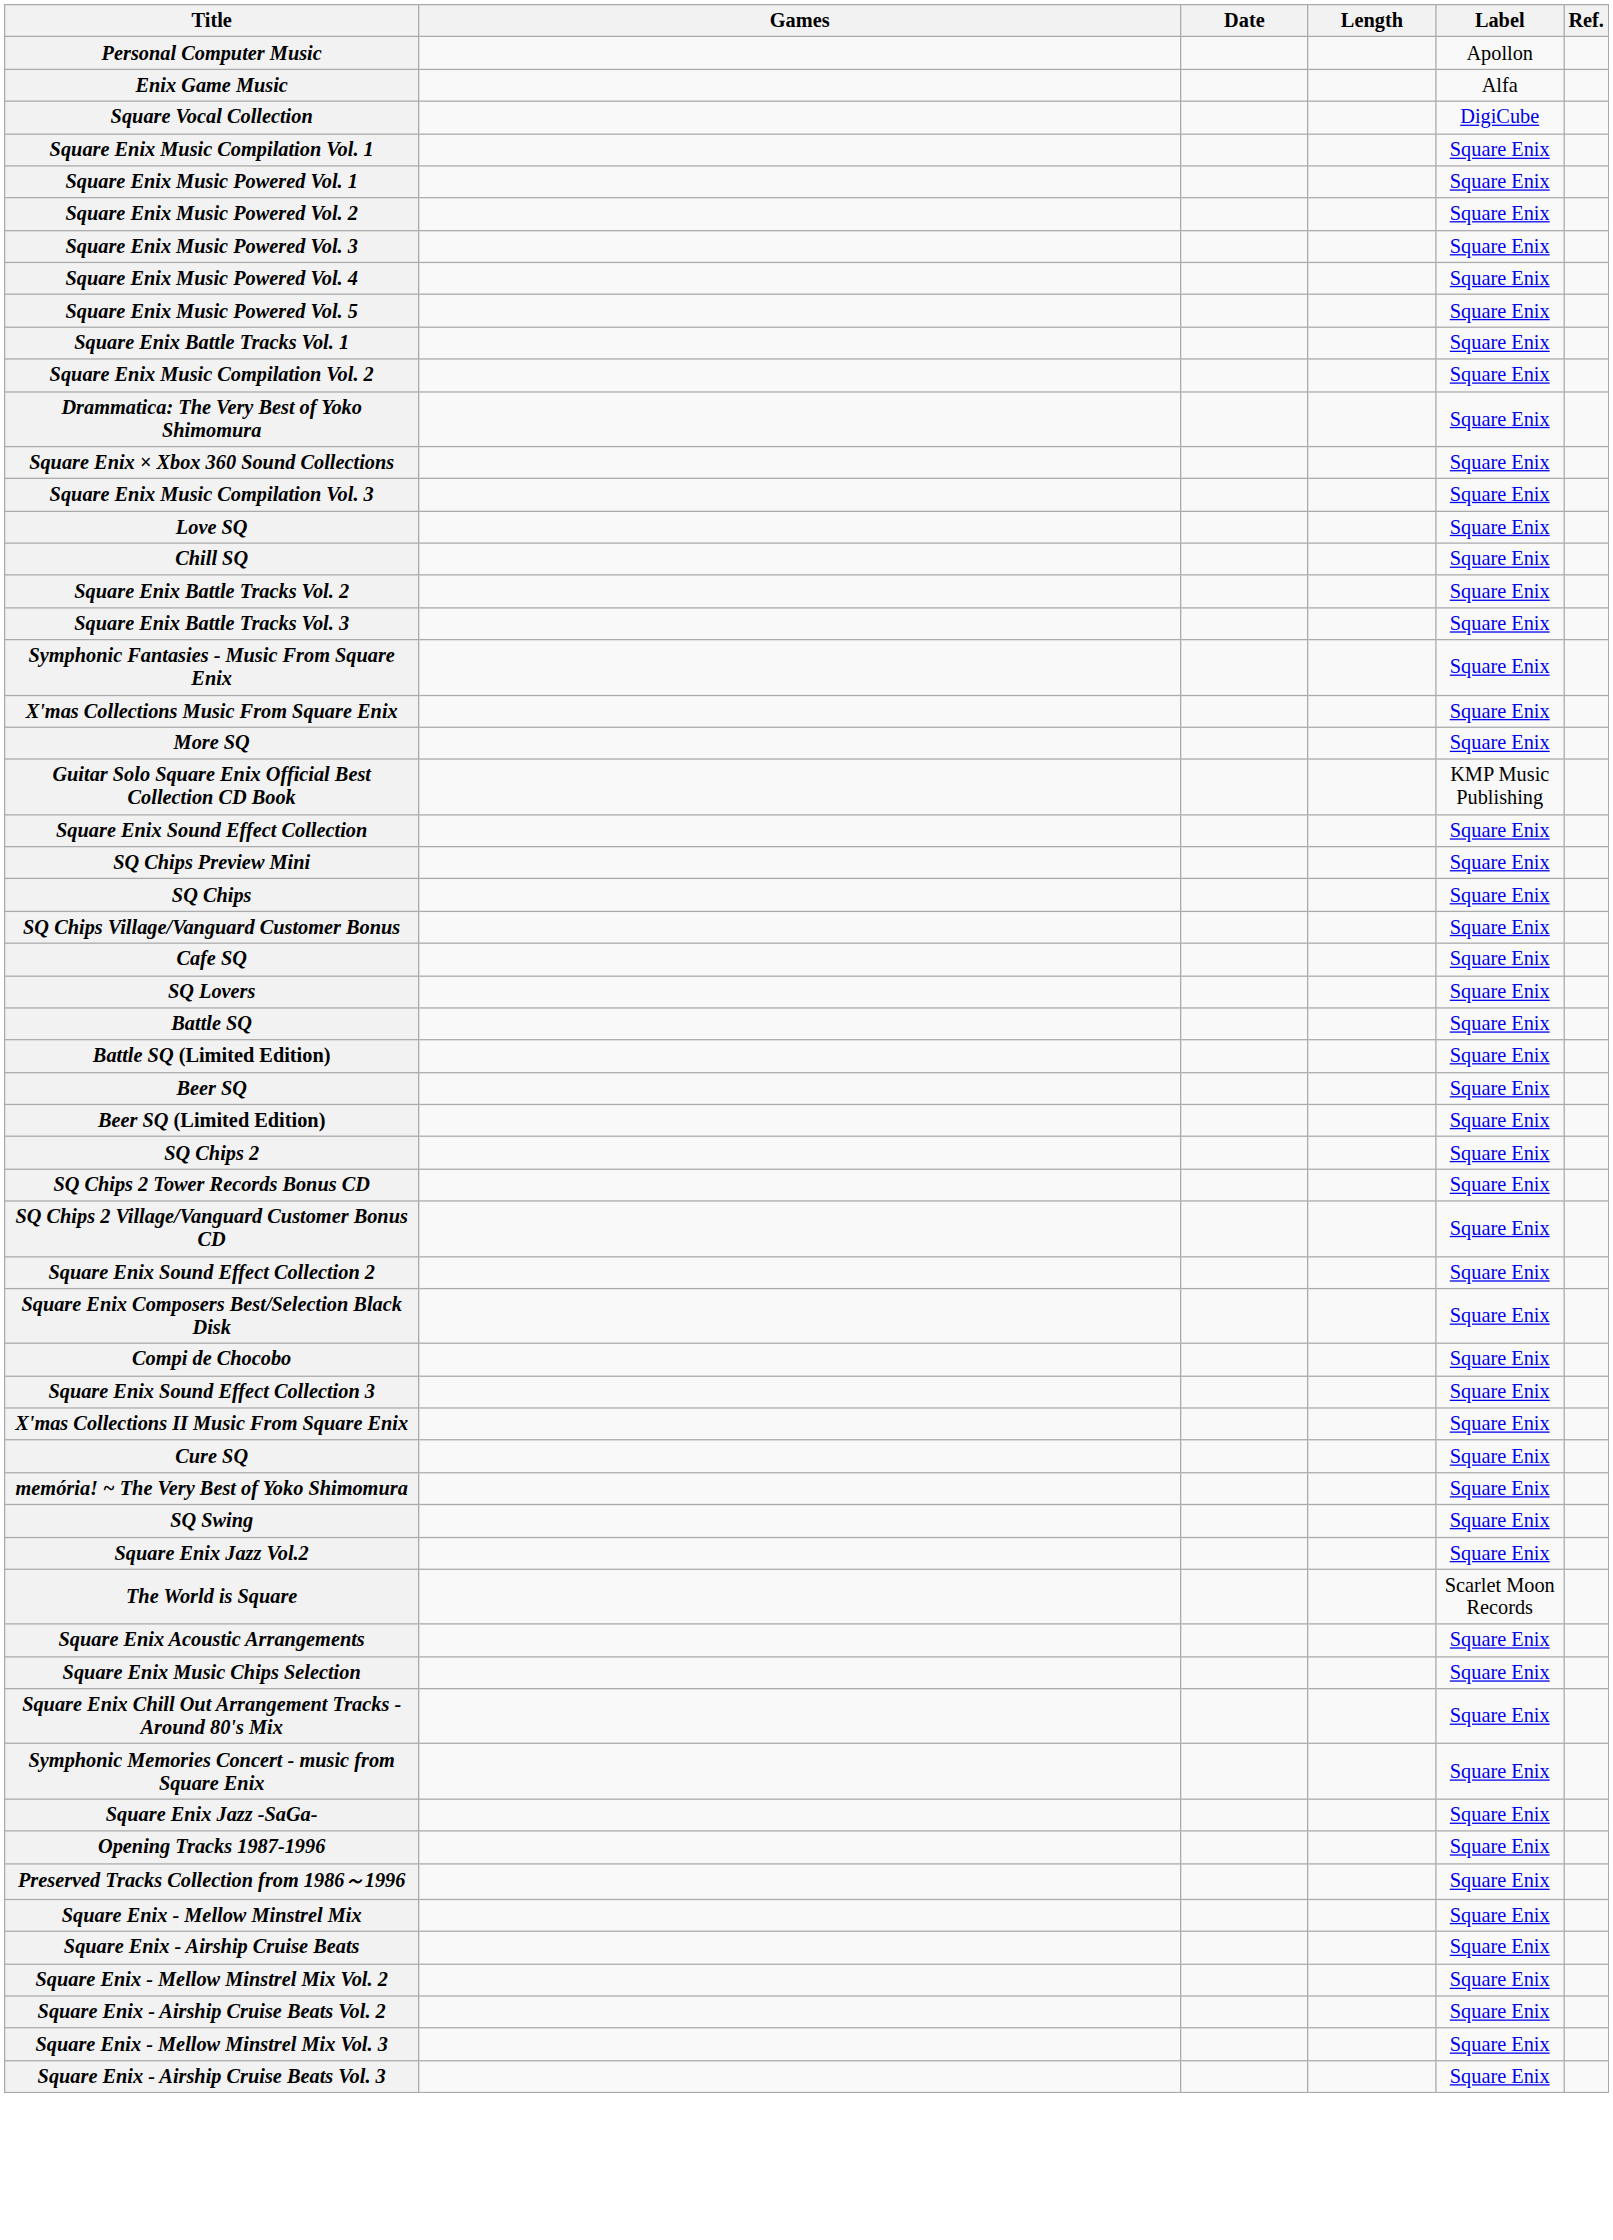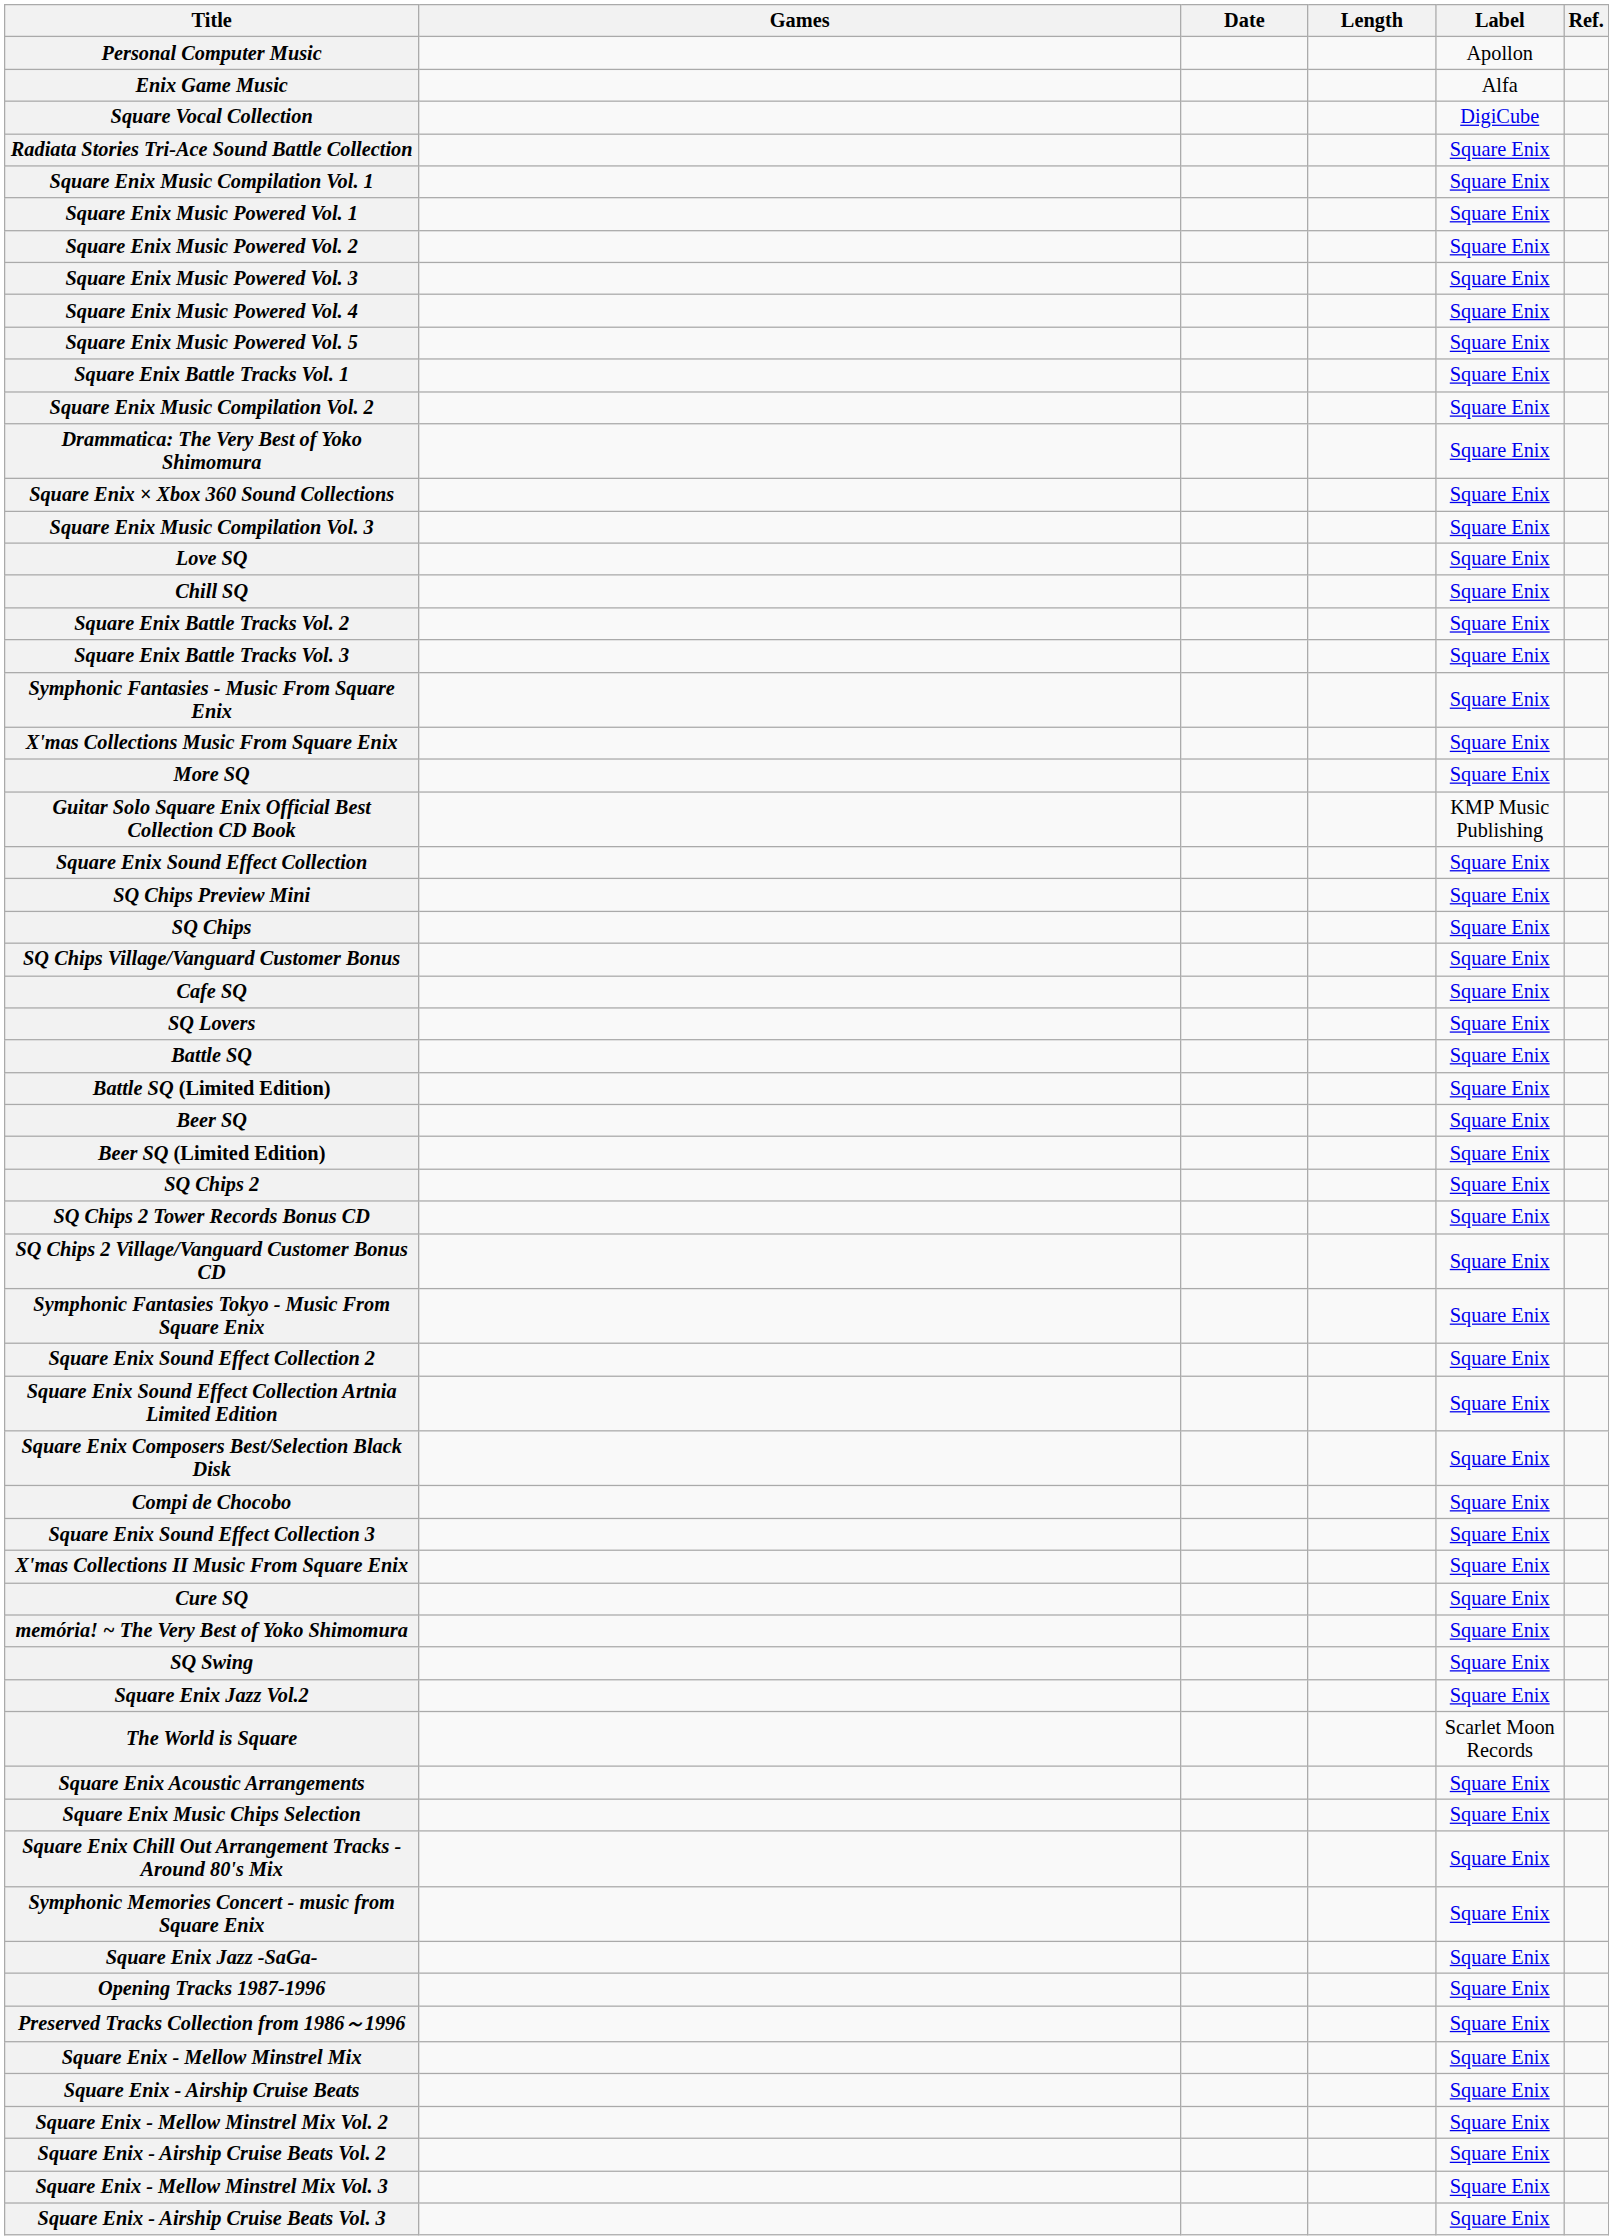+ row: (212, 149)
+ row: (212, 1315)
+ row: (212, 1403)
